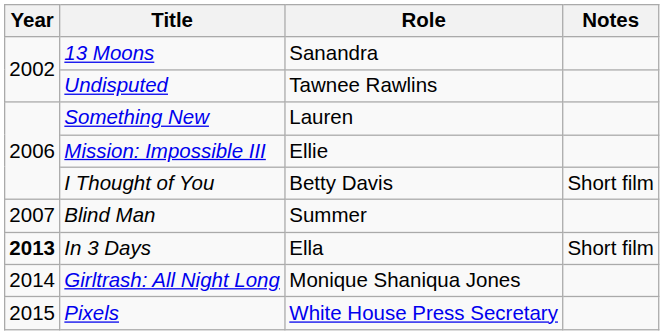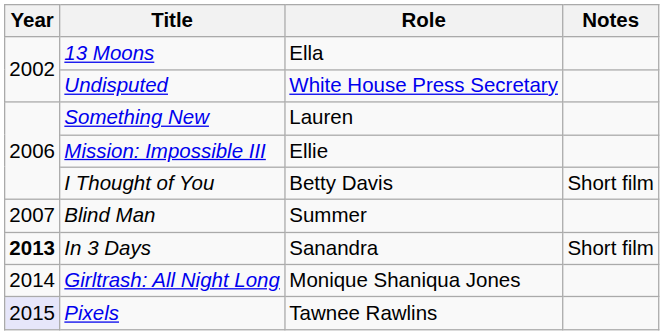(334, 53) Sanandra -> (306, 53) Ella
(363, 85) Tawnee Rawlins -> (424, 85) White House Press Secretary
(306, 248) Ella -> (334, 248) Sanandra
(32, 313) no background -> (32, 313) lavender background
(424, 313) White House Press Secretary -> (363, 313) Tawnee Rawlins
